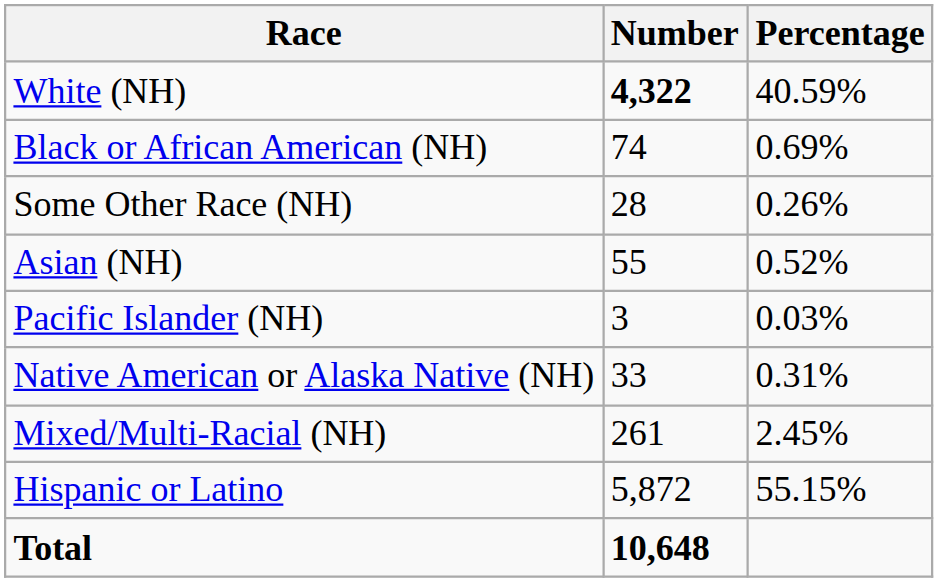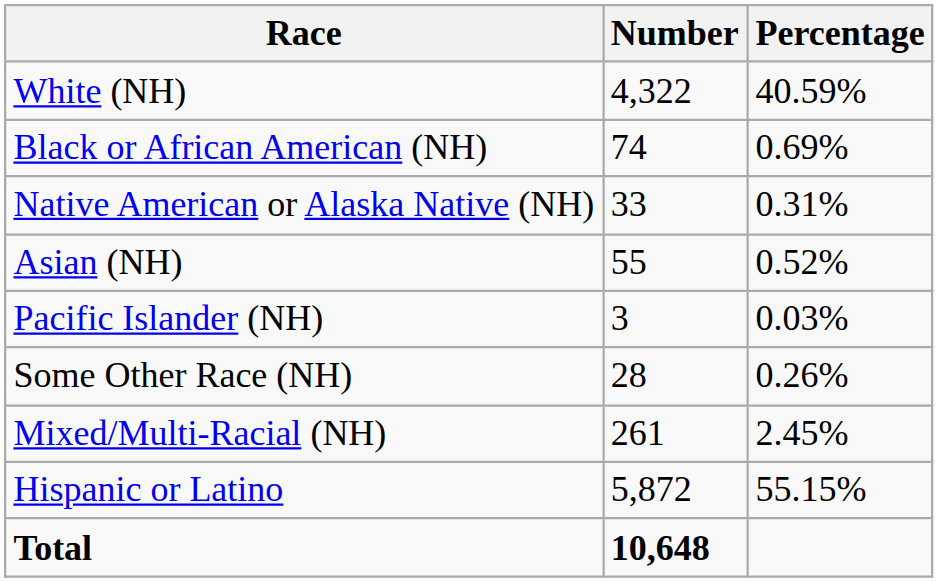(651, 90) bold -> (651, 90) normal
rows swapped: (304, 375) <-> (183, 204)
